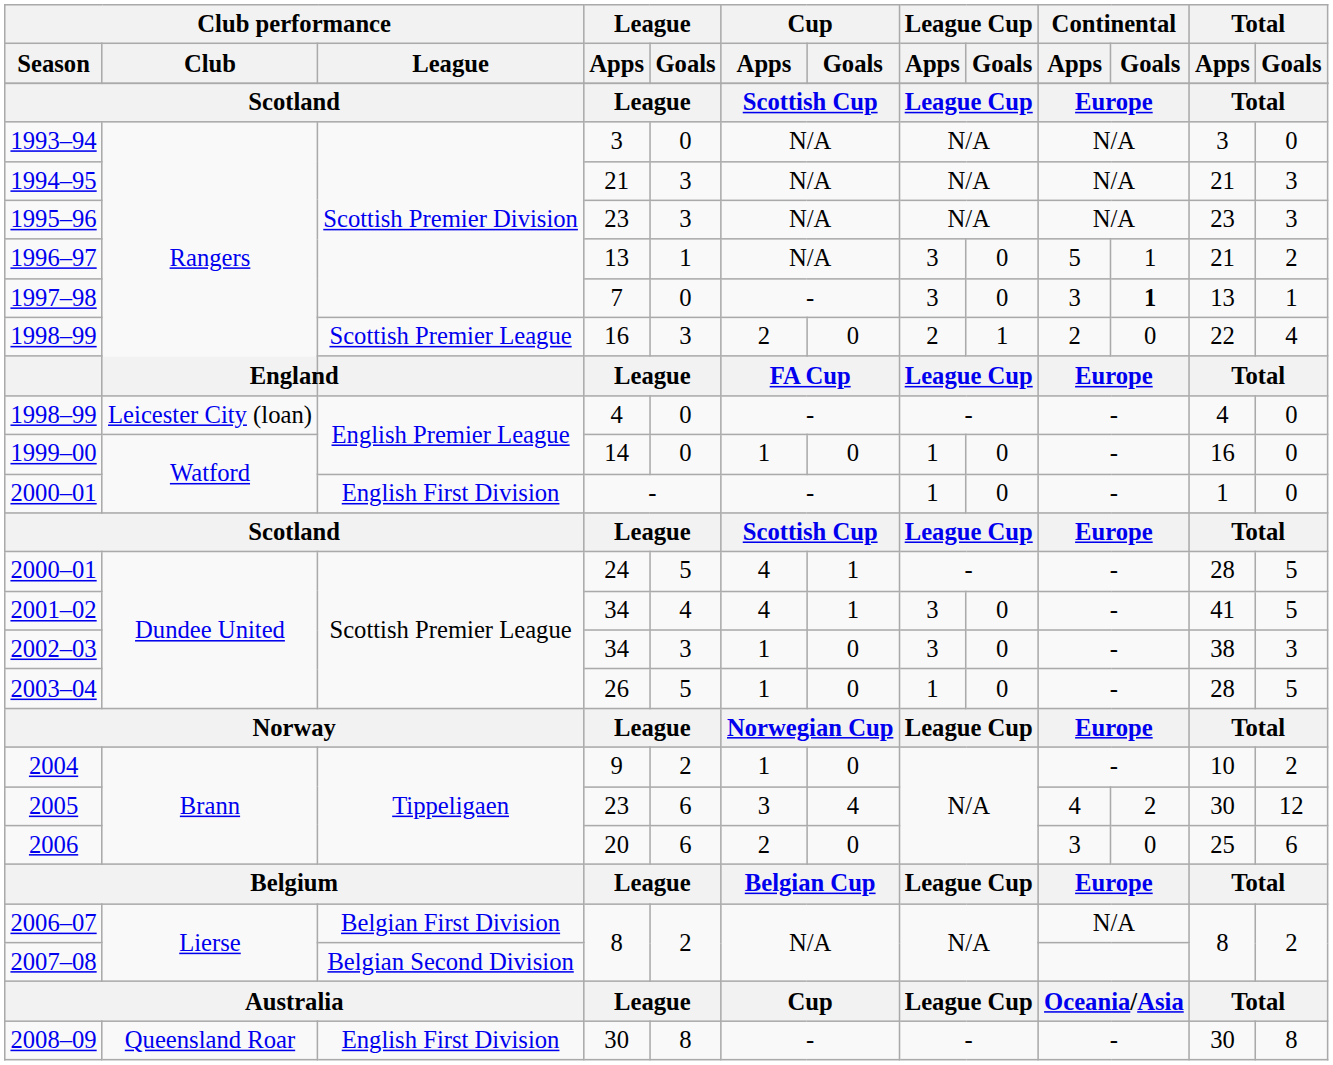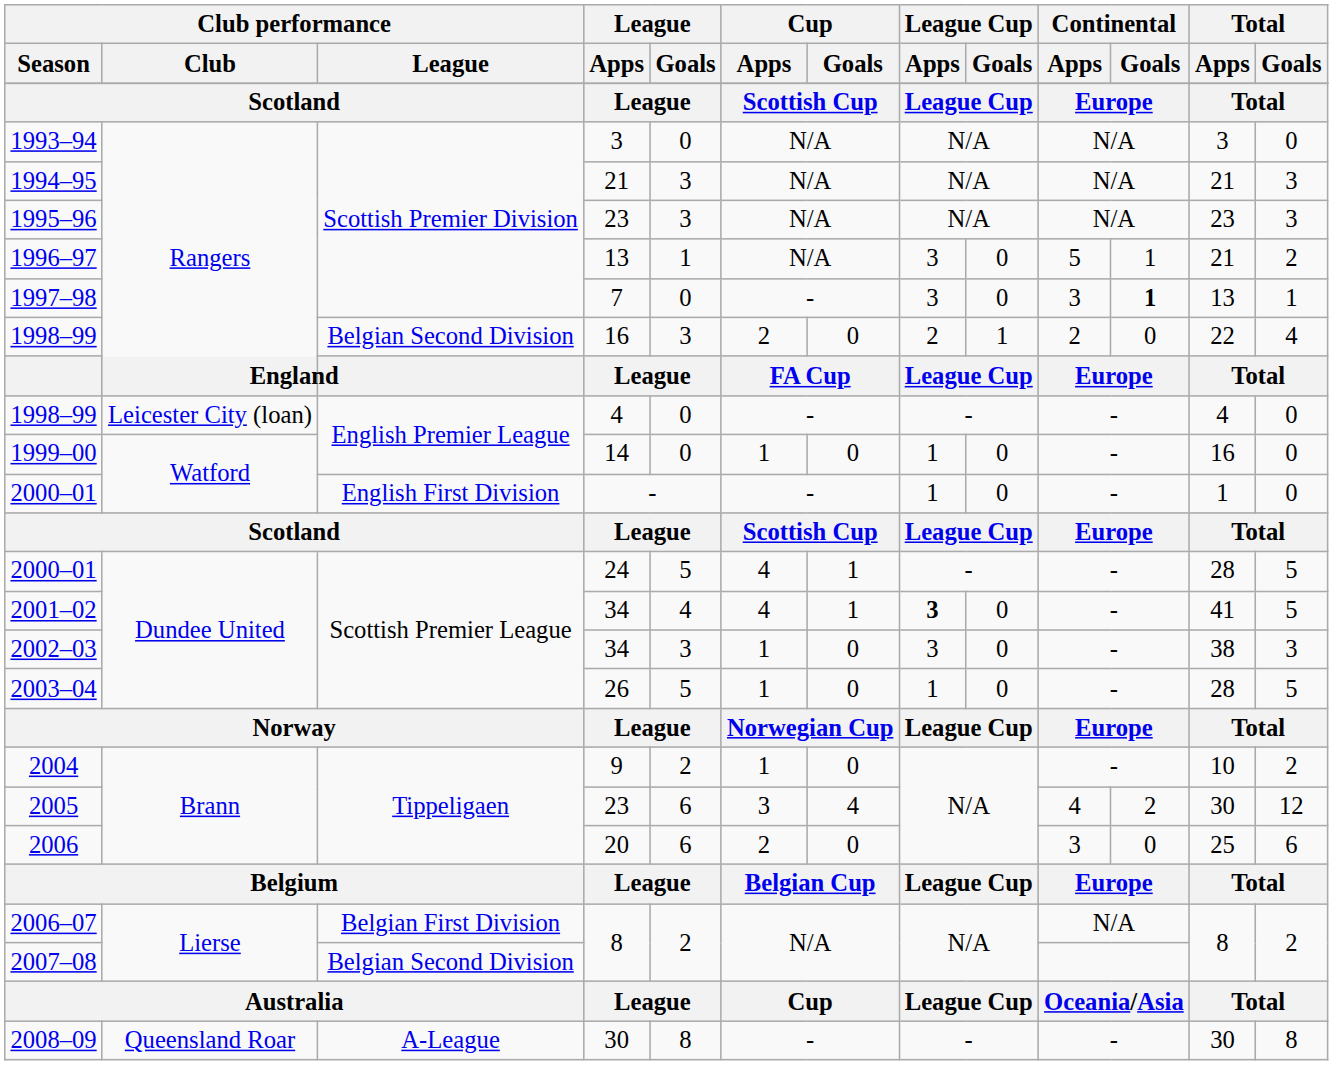(451, 336) Scottish Premier League -> (451, 336) Belgian Second Division
(932, 610) normal -> (932, 610) bold
(451, 1040) English First Division -> (451, 1040) A-League
